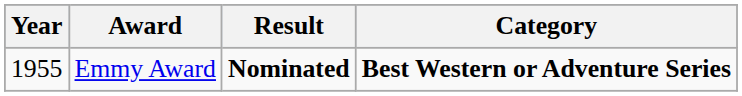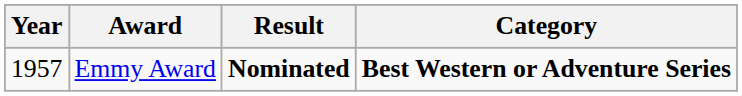(37, 68) 1955 -> (37, 68) 1957
